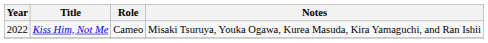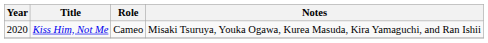(17, 29) 2022 -> (17, 29) 2020
